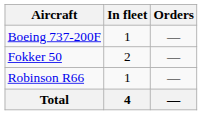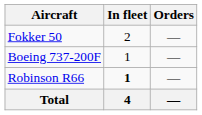rows swapped: (54, 36) <-> (35, 57)
(127, 78) normal -> (127, 78) bold
